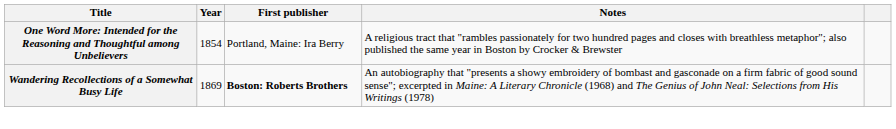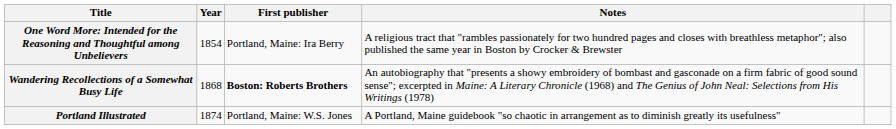(211, 85) 1869 -> (211, 85) 1868
+ row: (101, 115)
